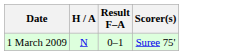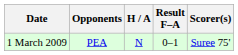+ column: (97, 19)
